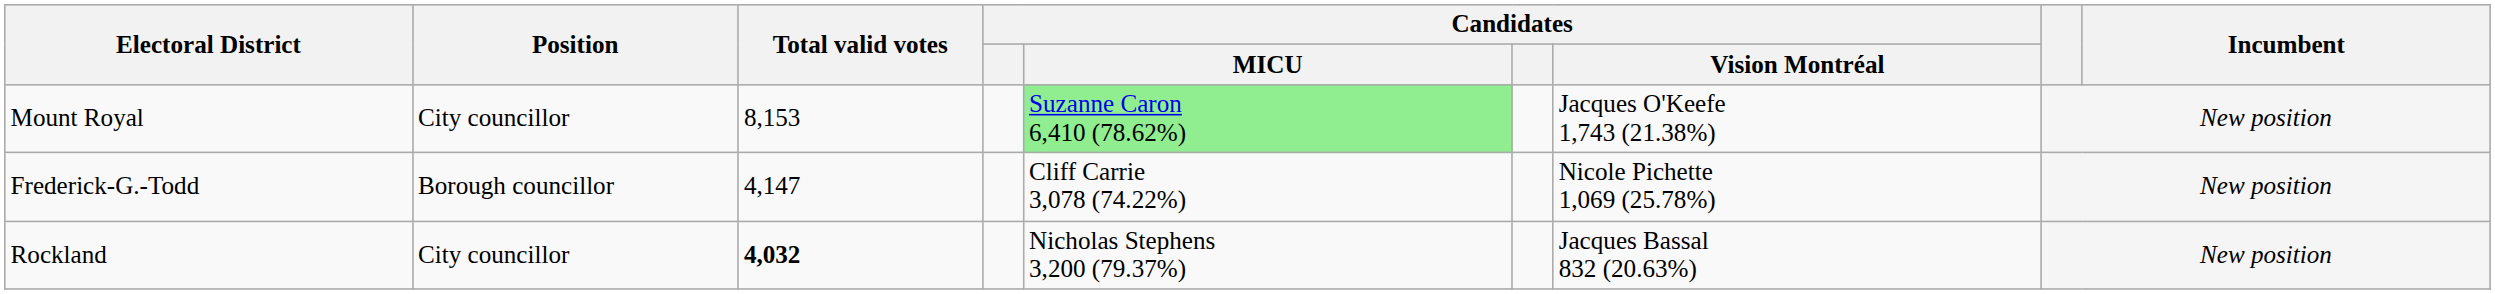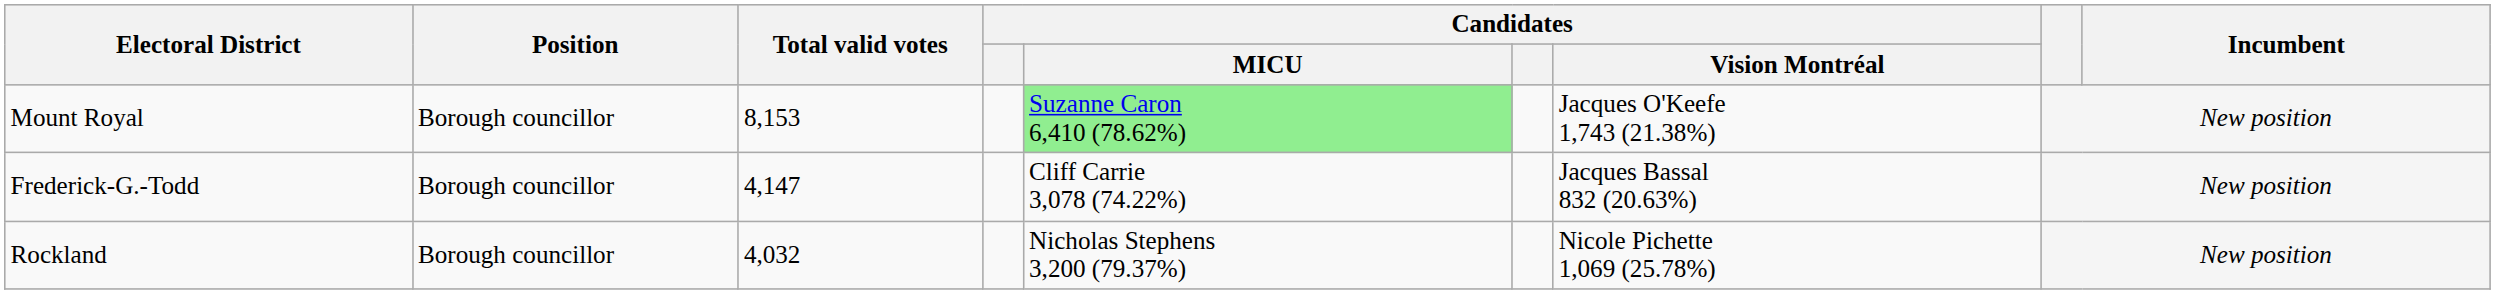(494, 118) City councillor -> (516, 118) Borough councillor
(1637, 186) Nicole Pichette 1,069 (25.78%) -> (1634, 186) Jacques Bassal 832 (20.63%)
(494, 254) City councillor -> (516, 254) Borough councillor
(772, 254) bold -> (772, 254) normal
(1634, 254) Jacques Bassal 832 (20.63%) -> (1637, 254) Nicole Pichette 1,069 (25.78%)
